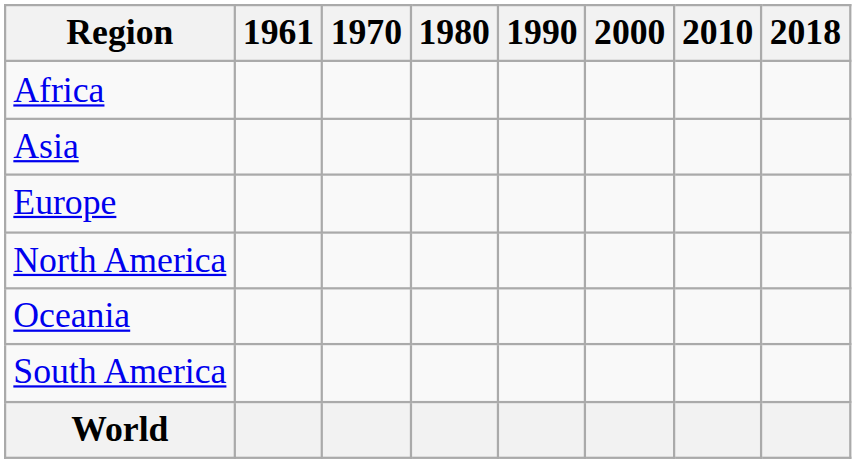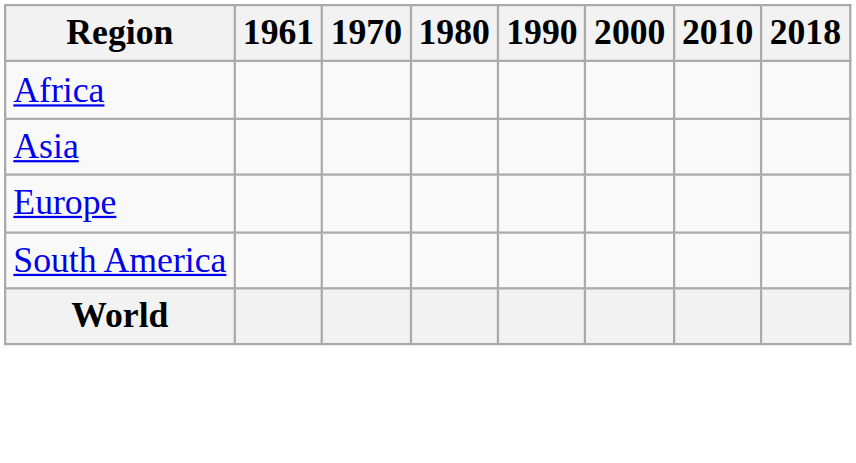- row: (120, 259)
- row: (72, 315)
